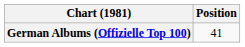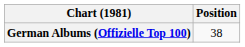(216, 32) 41 -> (216, 32) 38
